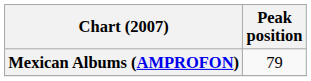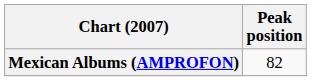(275, 62) 79 -> (275, 62) 82
